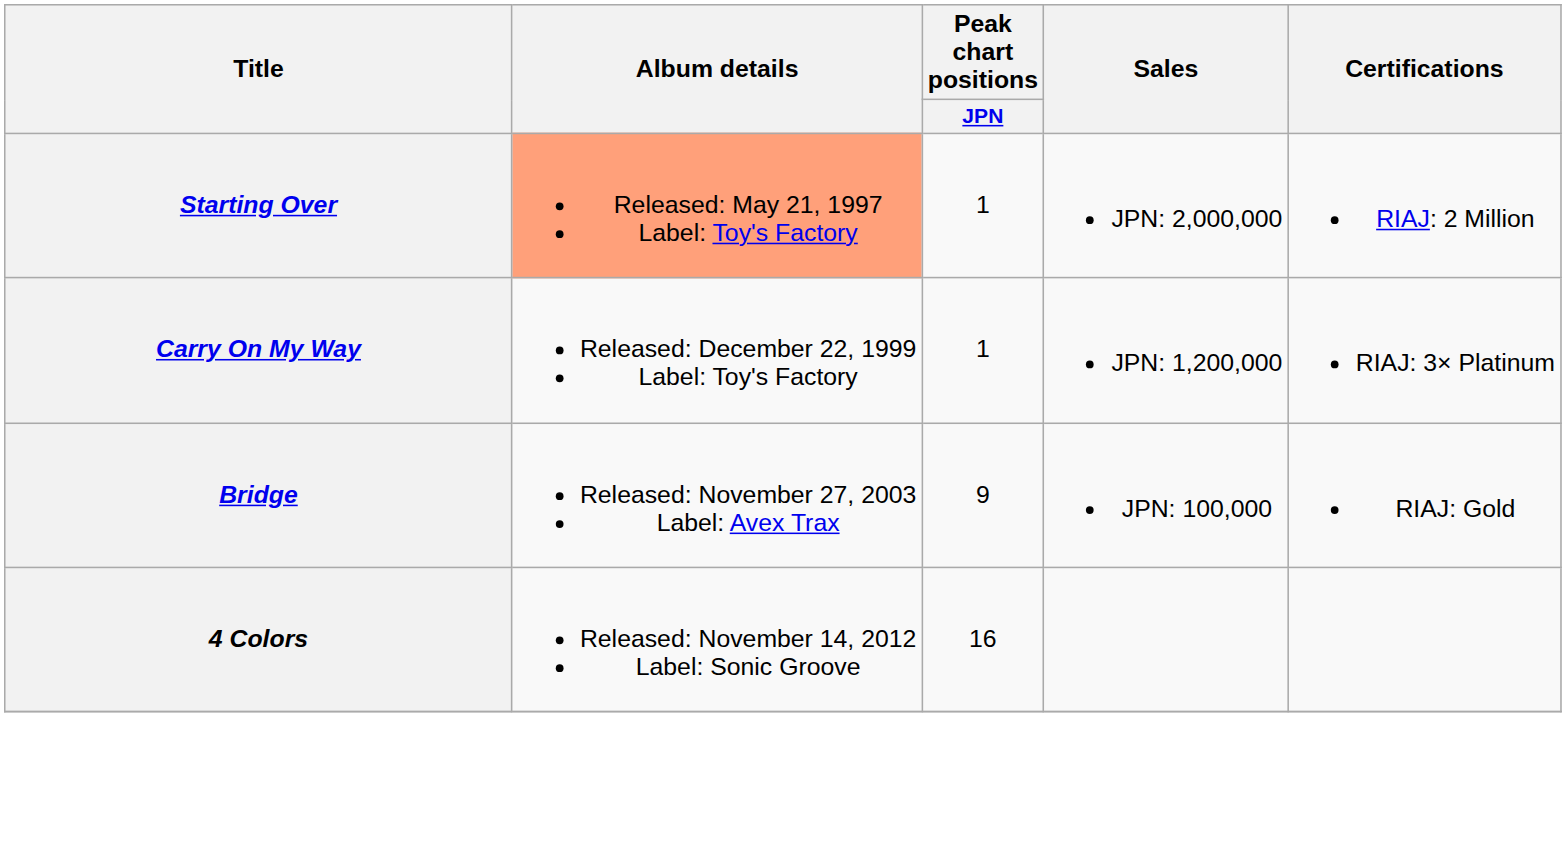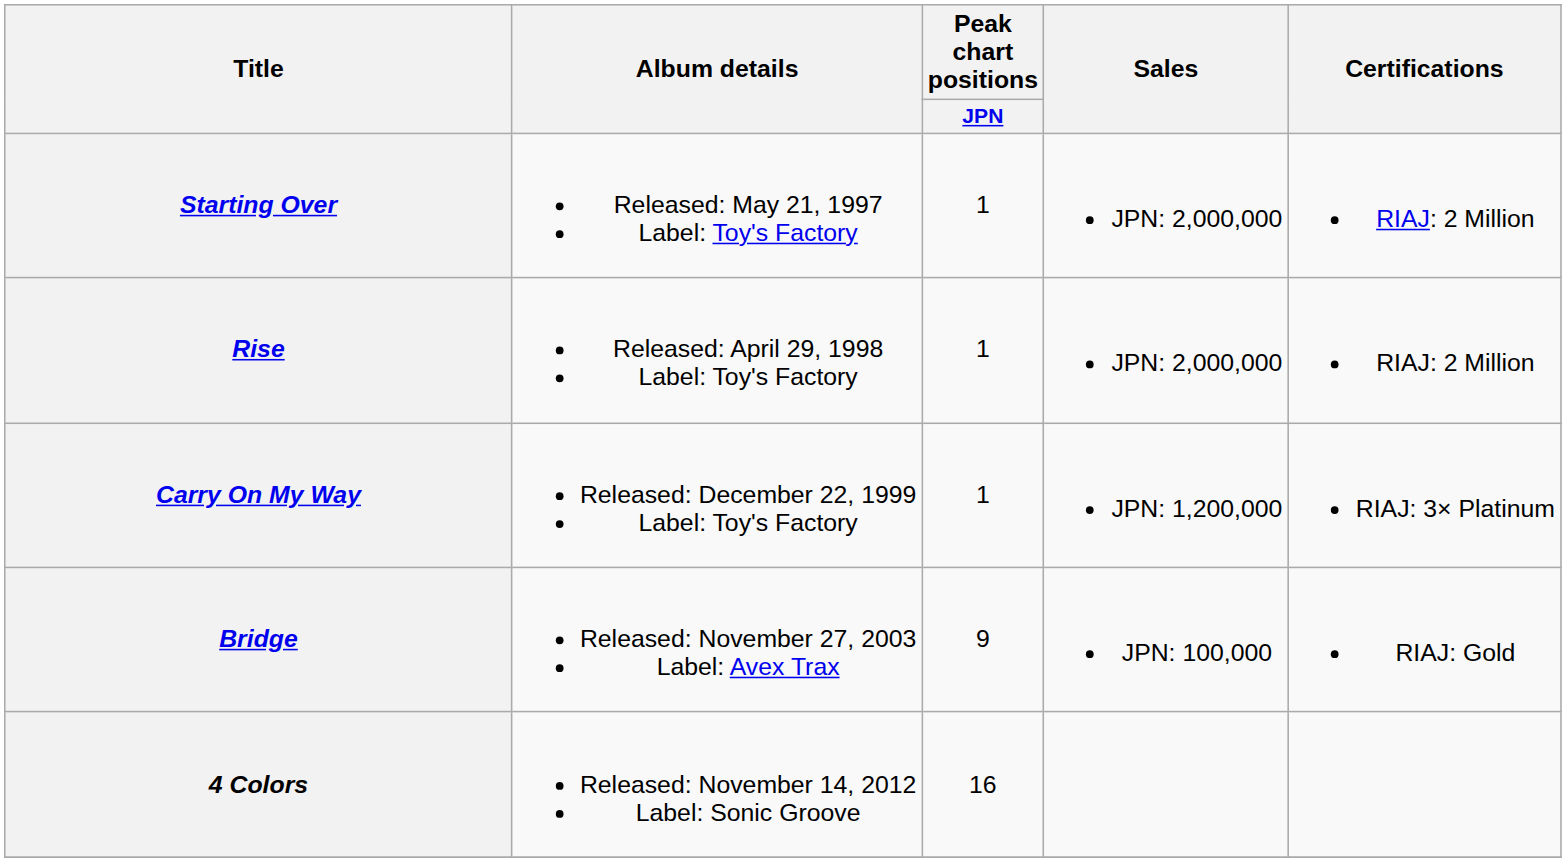(717, 219) lightsalmon background -> (717, 219) no background
+ row: (258, 349)
